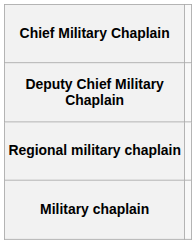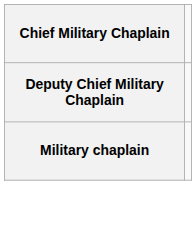- row: (95, 151)
